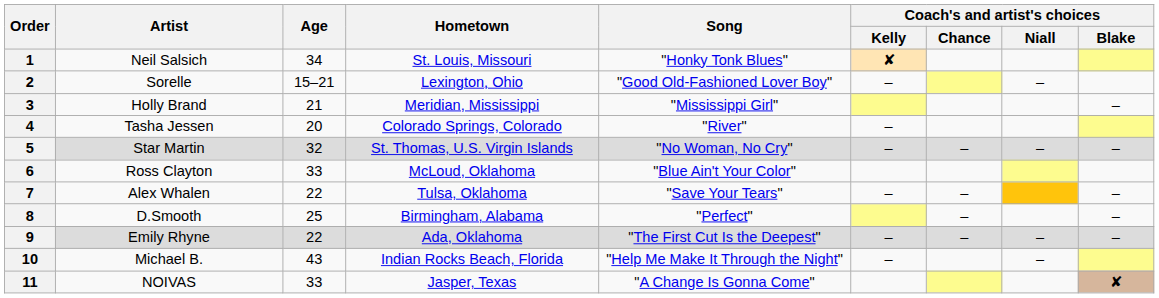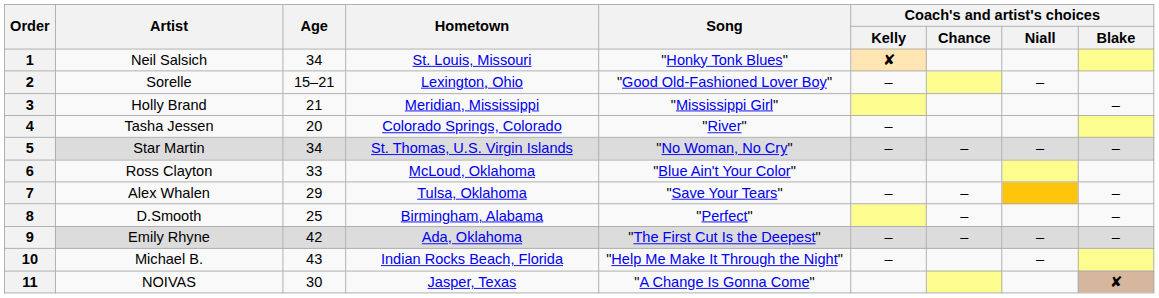(314, 149) 32 -> (314, 149) 34
(314, 193) 22 -> (314, 193) 29
(314, 237) 22 -> (314, 237) 42
(314, 282) 33 -> (314, 282) 30
